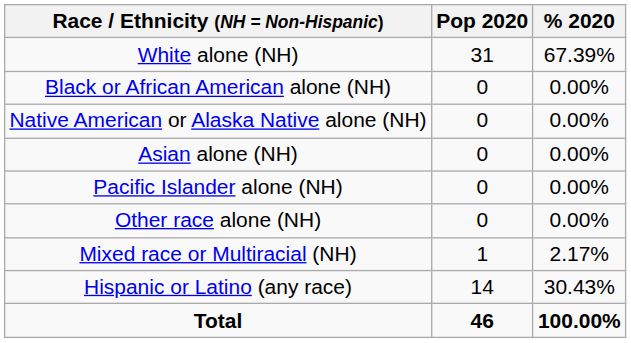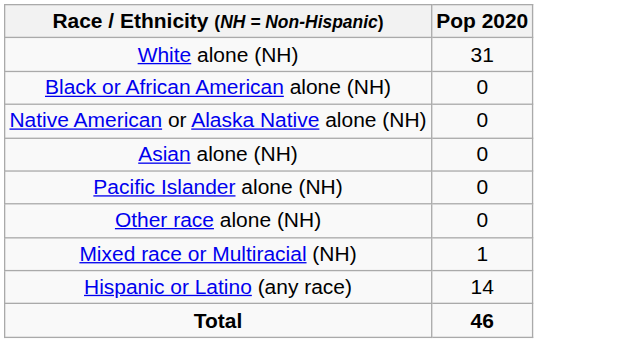- column: (579, 21)
